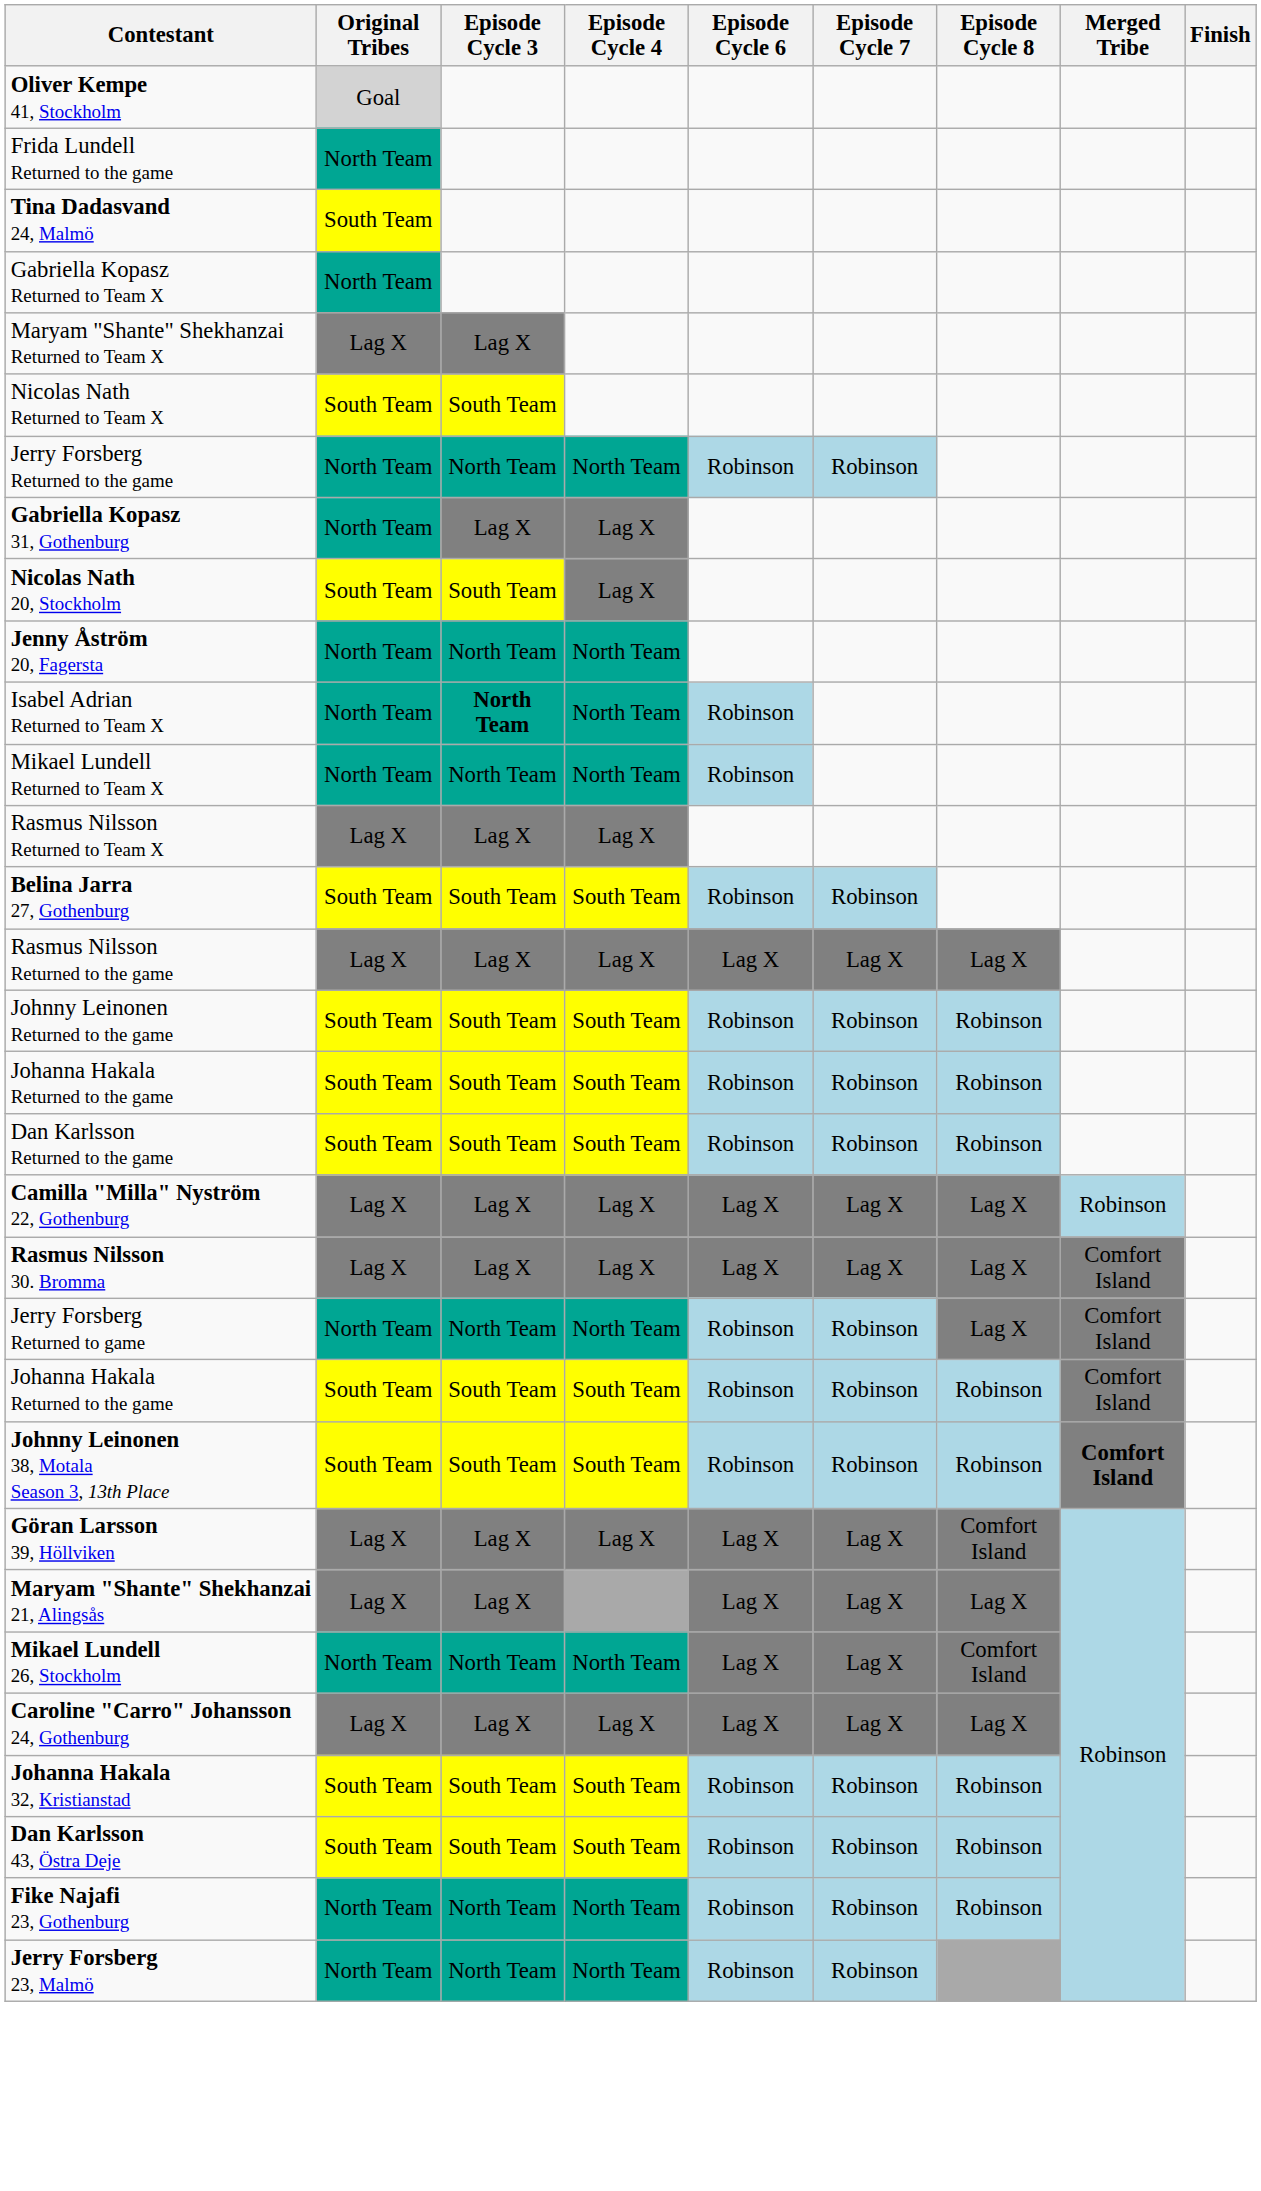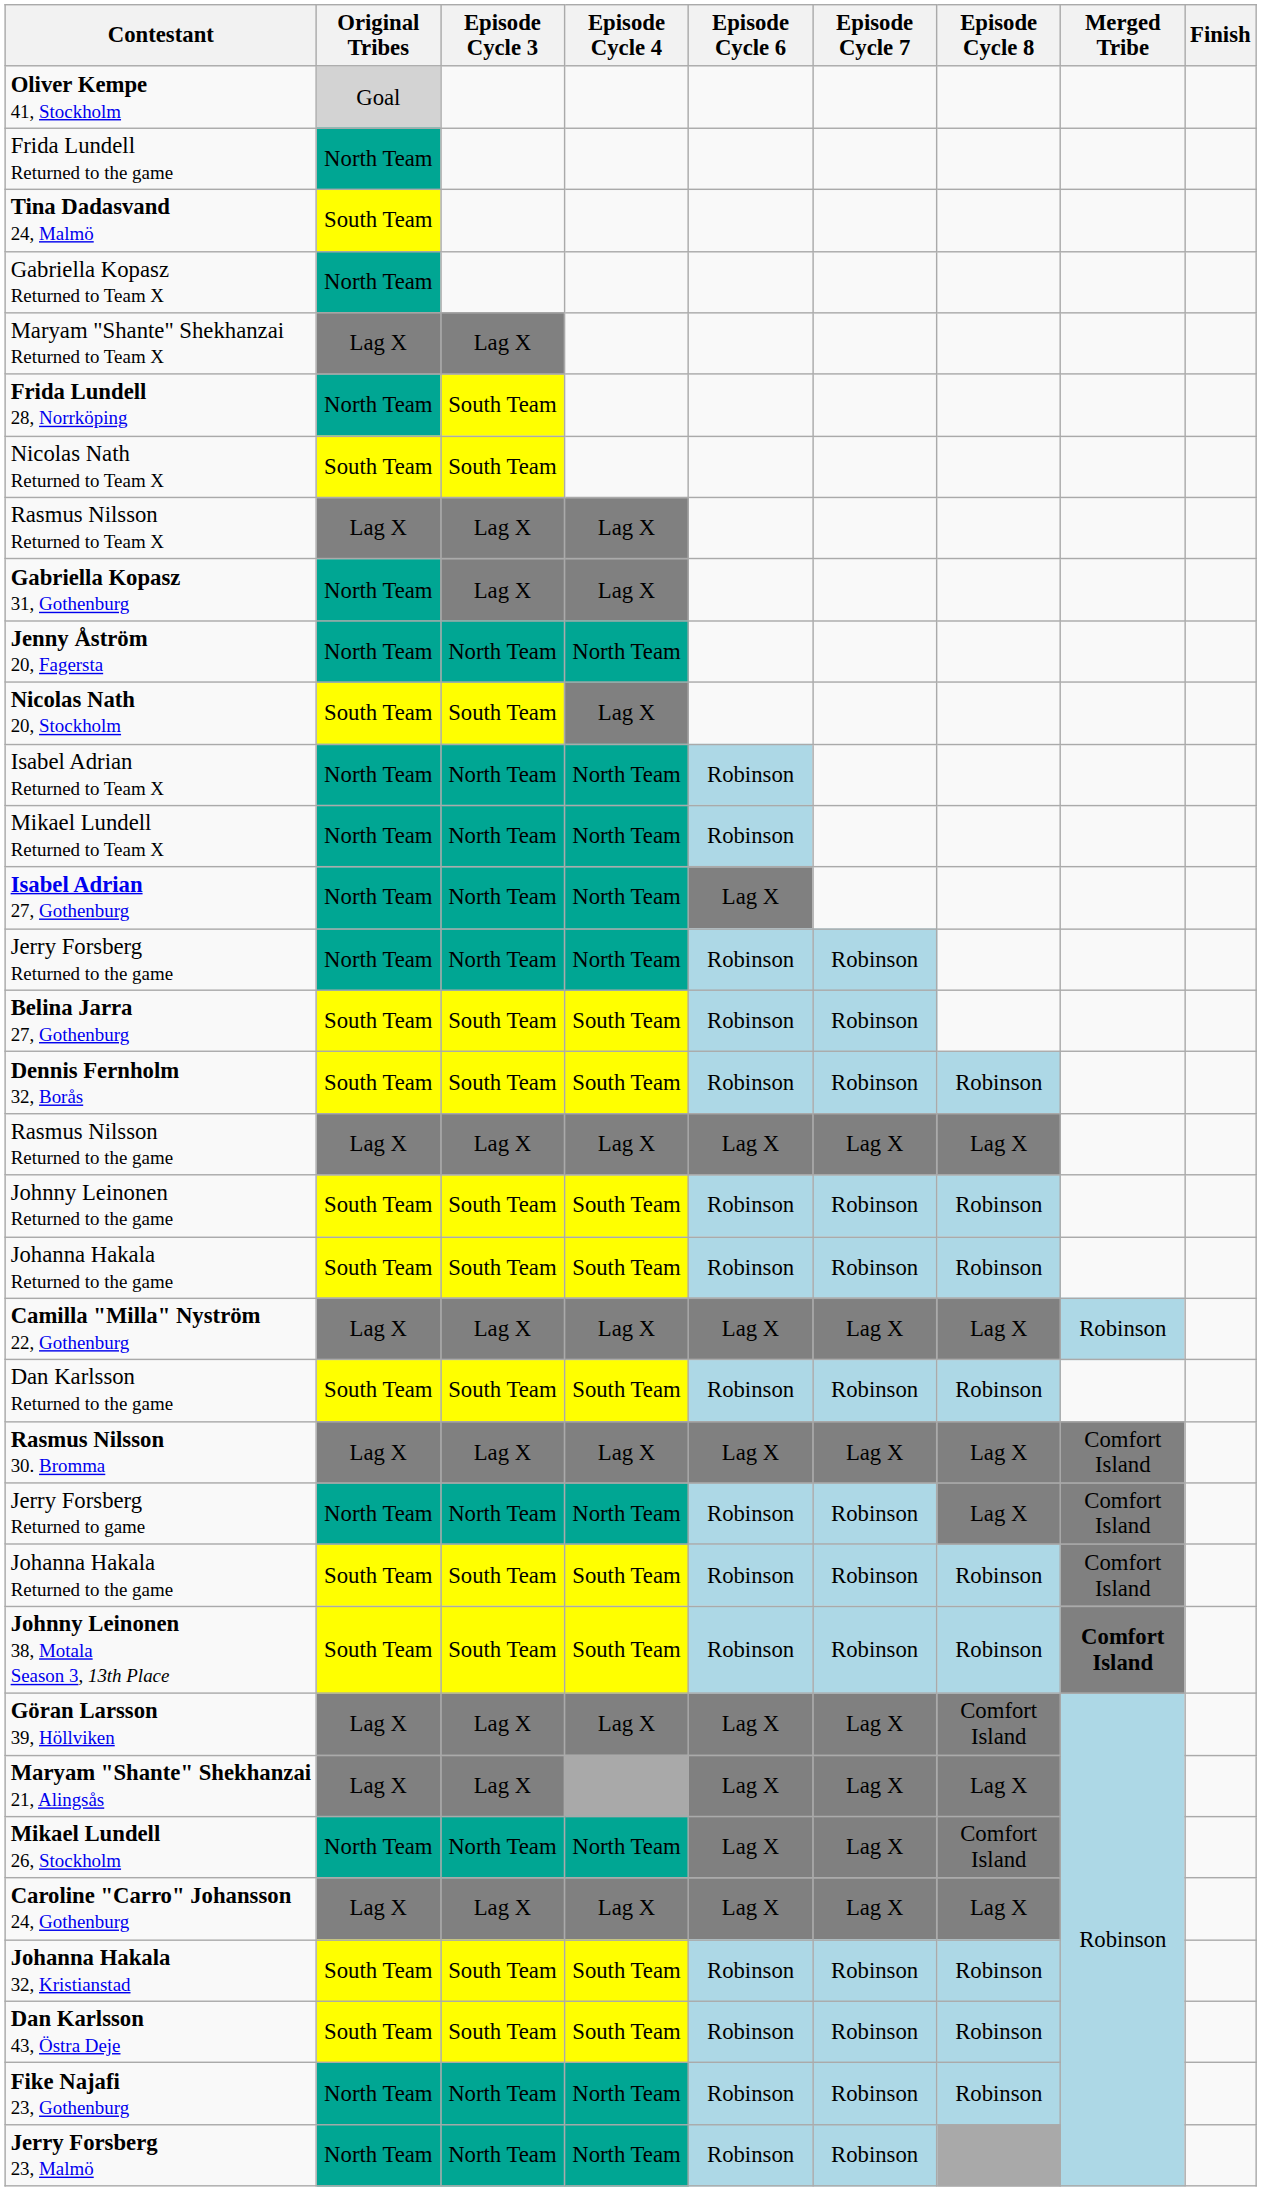+ row: (78, 404)
rows swapped: (87, 835) <-> (92, 466)
rows swapped: (73, 589) <-> (79, 651)
(502, 712) bold -> (502, 774) normal
+ row: (77, 897)
+ row: (95, 1082)
rows swapped: (92, 1143) <-> (136, 1205)
